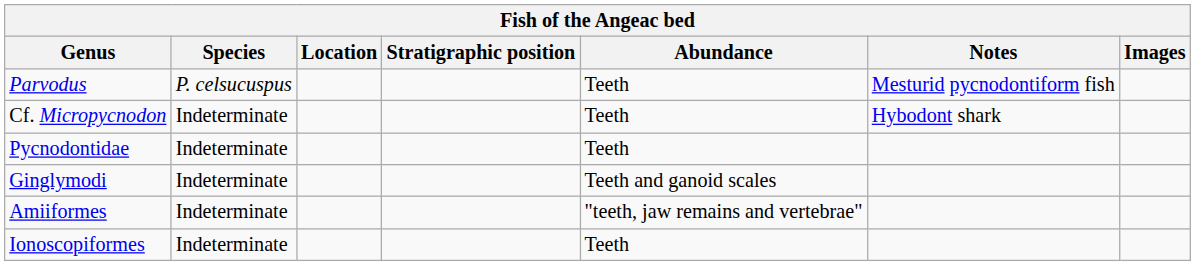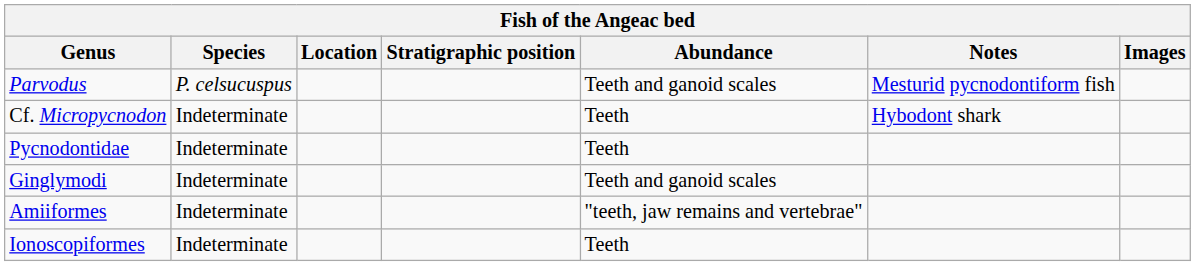(607, 84) Teeth -> (680, 84) Teeth and ganoid scales
